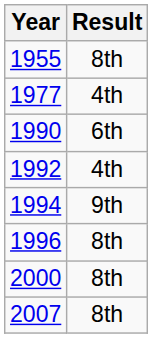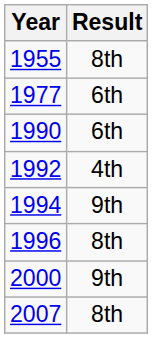(107, 95) 4th -> (107, 95) 6th
(107, 278) 8th -> (107, 278) 9th
